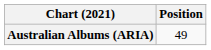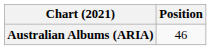(181, 34) 49 -> (181, 34) 46
